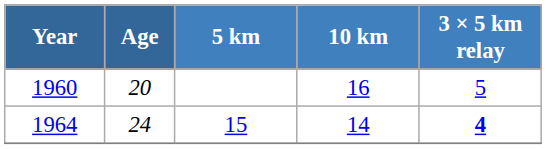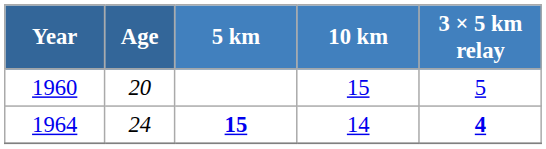(358, 87) 16 -> (358, 87) 15
(236, 124) normal -> (236, 124) bold
